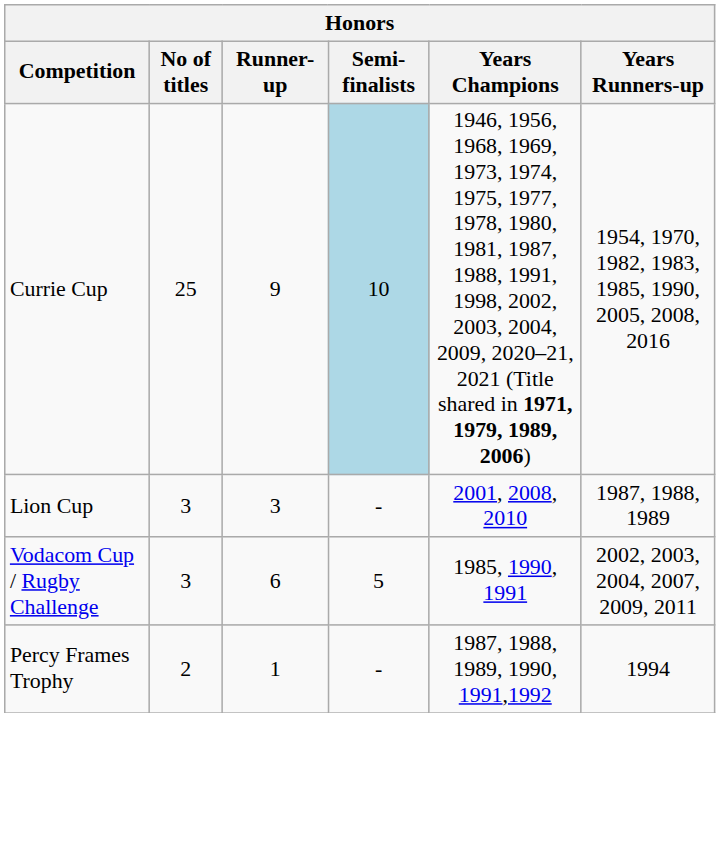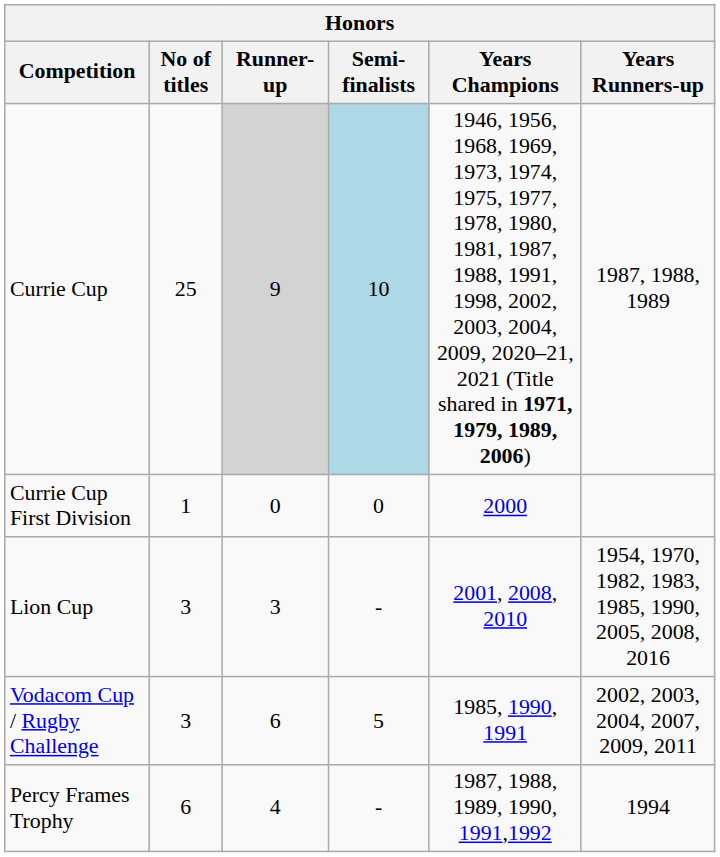(275, 288) no background -> (275, 288) lightgrey background
(648, 288) 1954, 1970, 1982, 1983, 1985, 1990, 2005, 2008, 2016 -> (648, 288) 1987, 1988, 1989
+ row: (70, 505)
(648, 505) 1987, 1988, 1989 -> (648, 606) 1954, 1970, 1982, 1983, 1985, 1990, 2005, 2008, 2016
(186, 668) 2 -> (186, 808) 6
(275, 668) 1 -> (275, 808) 4
